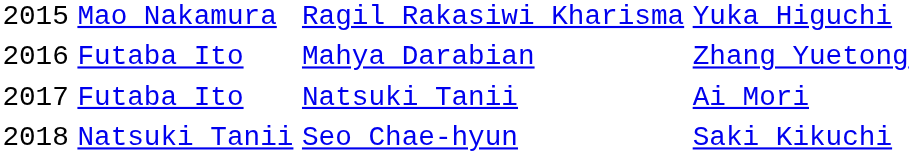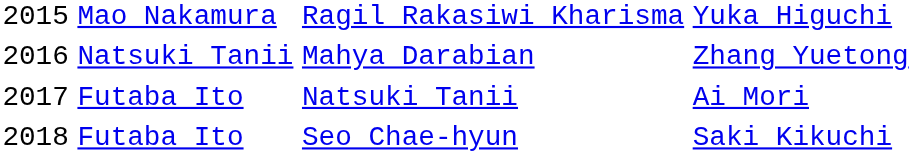(160, 57) Futaba Ito -> (185, 57) Natsuki Tanii
(185, 138) Natsuki Tanii -> (160, 138) Futaba Ito
